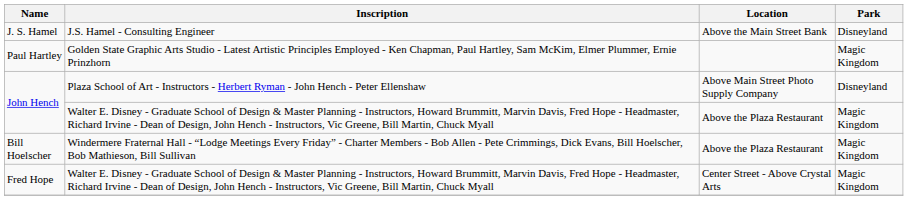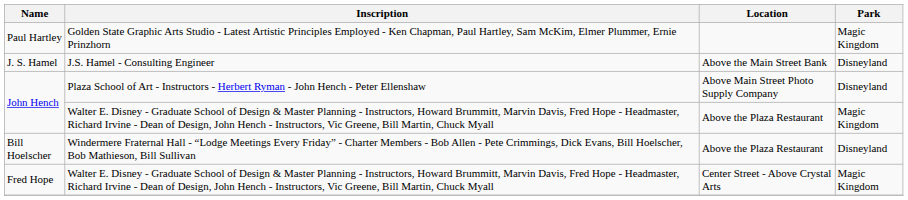rows swapped: (32, 31) <-> (34, 56)
(858, 149) Magic Kingdom -> (862, 149) Disneyland
